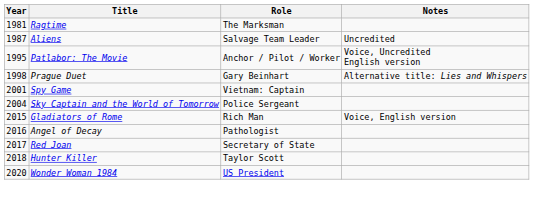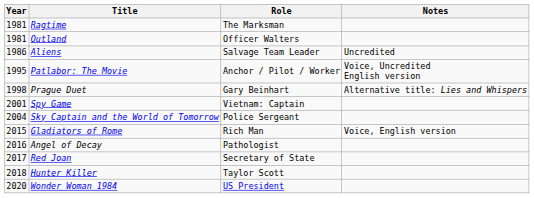+ row: (49, 39)
(17, 39) 1987 -> (17, 53) 1986
